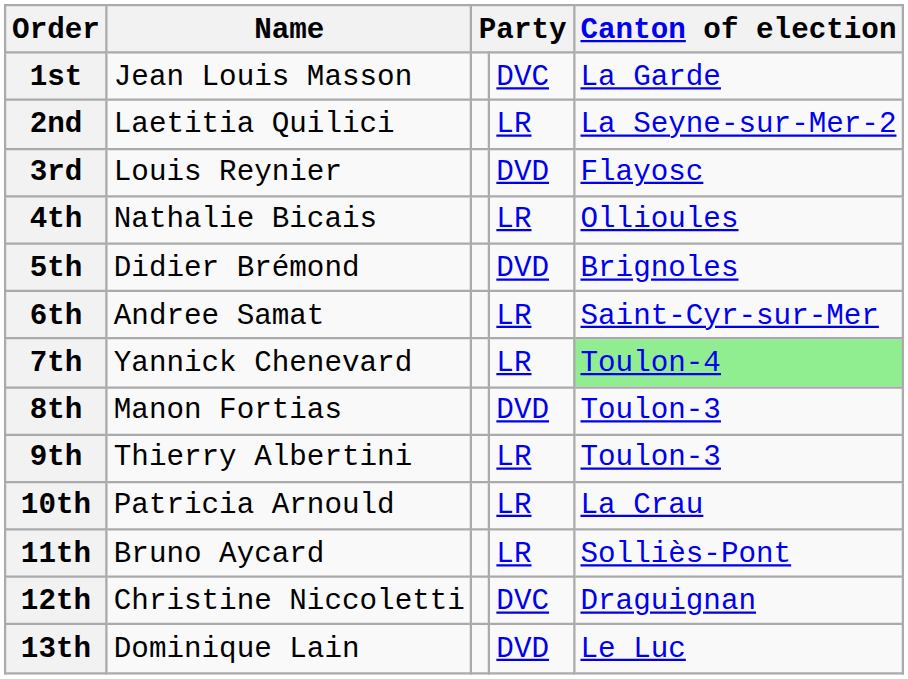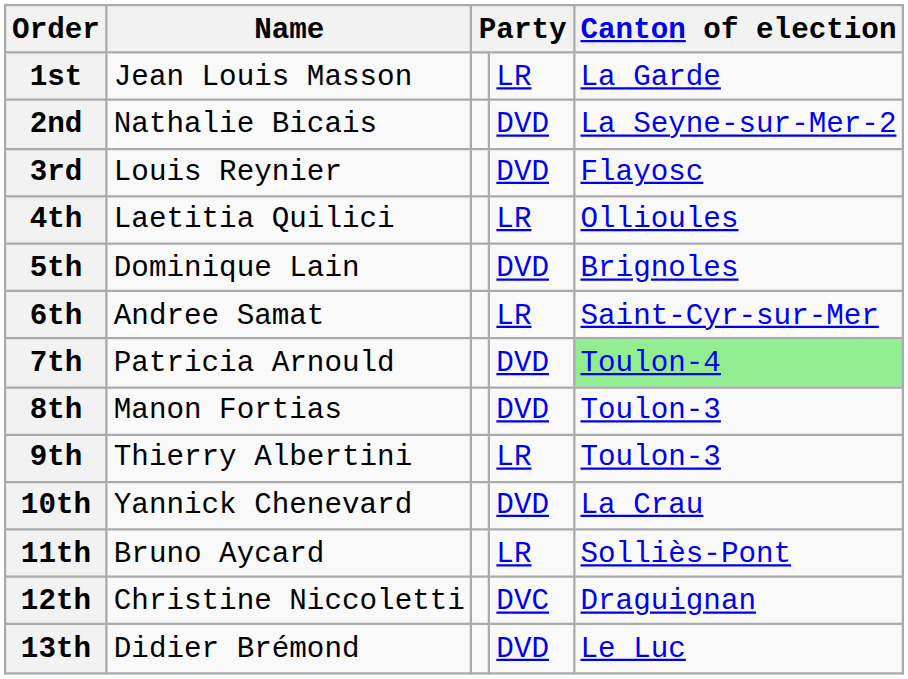(523, 77) DVC -> (514, 77) LR
(254, 124) Laetitia Quilici -> (245, 124) Nathalie Bicais
(514, 124) LR -> (523, 124) DVD
(245, 220) Nathalie Bicais -> (254, 220) Laetitia Quilici
(237, 267) Didier Brémond -> (237, 267) Dominique Lain
(263, 363) Yannick Chenevard -> (254, 363) Patricia Arnould
(514, 363) LR -> (523, 363) DVD
(254, 506) Patricia Arnould -> (263, 506) Yannick Chenevard
(514, 506) LR -> (523, 506) DVD
(237, 649) Dominique Lain -> (237, 649) Didier Brémond
